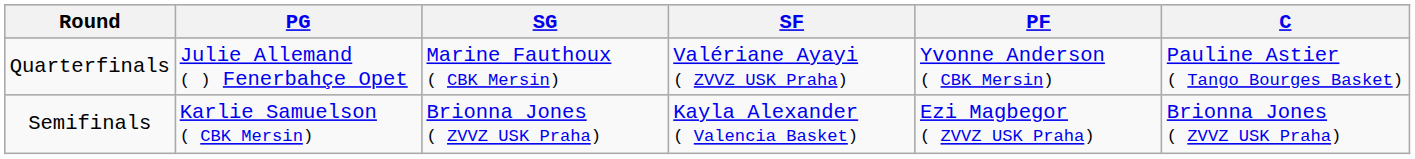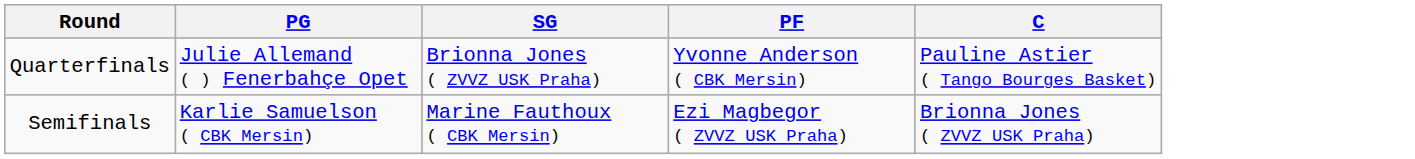- column: (792, 22)
(519, 66) Marine Fauthoux ( CBK Mersin) -> (514, 66) Brionna Jones ( ZVVZ USK Praha)
(514, 123) Brionna Jones ( ZVVZ USK Praha) -> (519, 123) Marine Fauthoux ( CBK Mersin)
